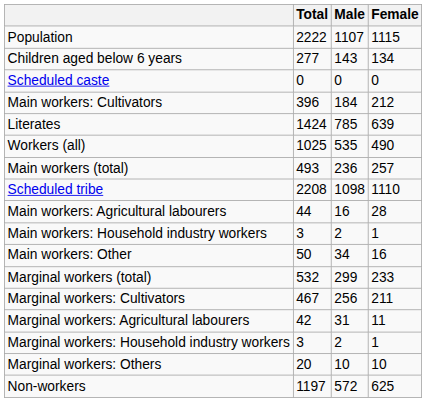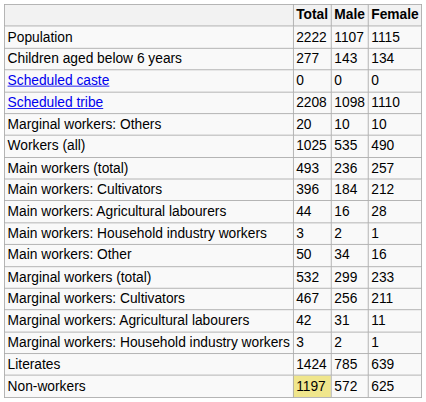rows swapped: (55, 189) <-> (85, 102)
rows swapped: (34, 124) <-> (84, 364)
(311, 386) no background -> (311, 386) khaki background
